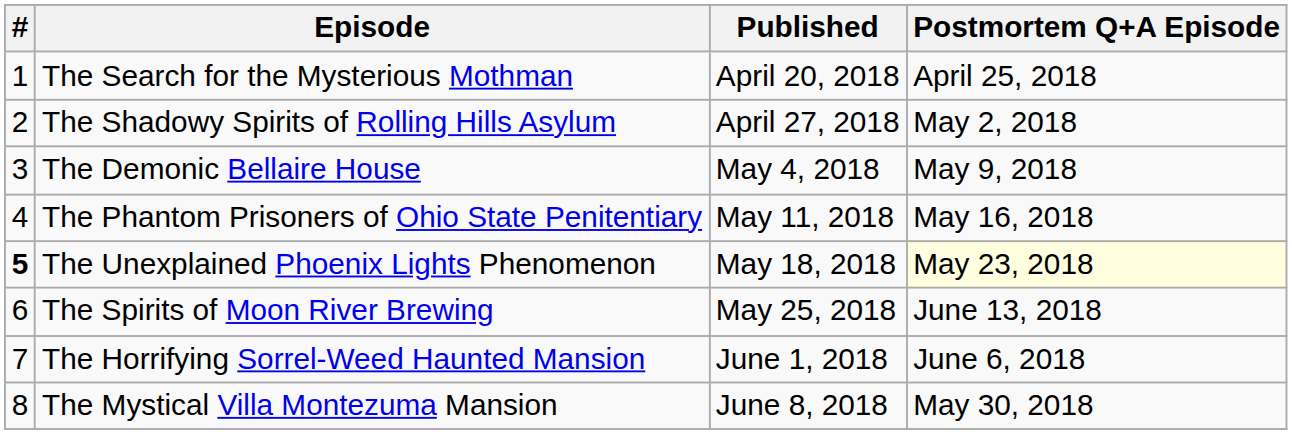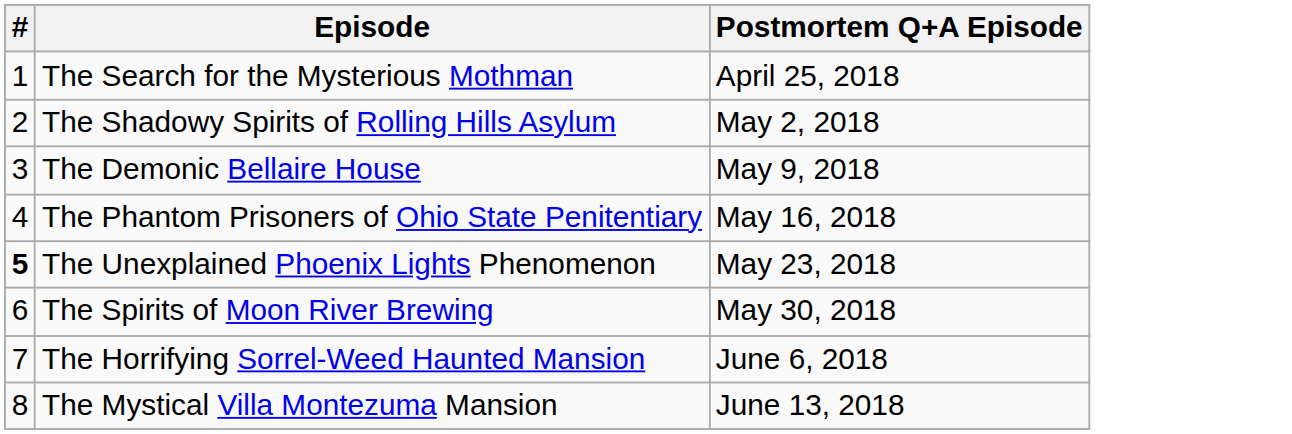- column: (808, 28)
(1003, 264) lightyellow background -> (806, 264) no background
(1008, 311) June 13, 2018 -> (806, 311) May 30, 2018
(1003, 405) May 30, 2018 -> (810, 405) June 13, 2018
